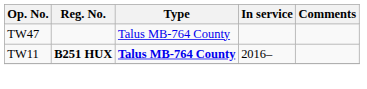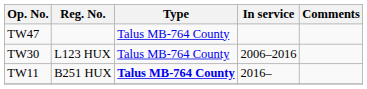+ row: (23, 53)
(83, 53) bold -> (83, 73) normal
